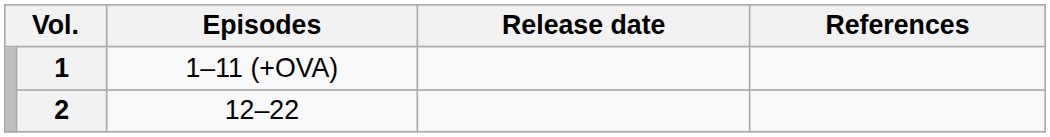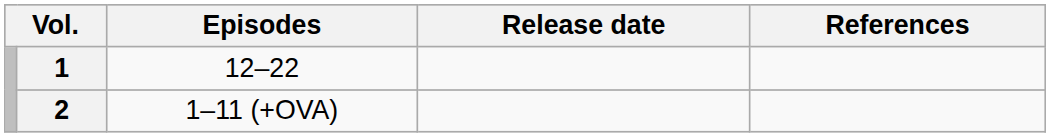(262, 68) 1–11 (+OVA) -> (262, 68) 12–22
(262, 110) 12–22 -> (262, 110) 1–11 (+OVA)
